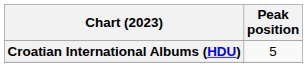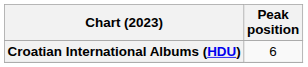(273, 51) 5 -> (273, 51) 6
